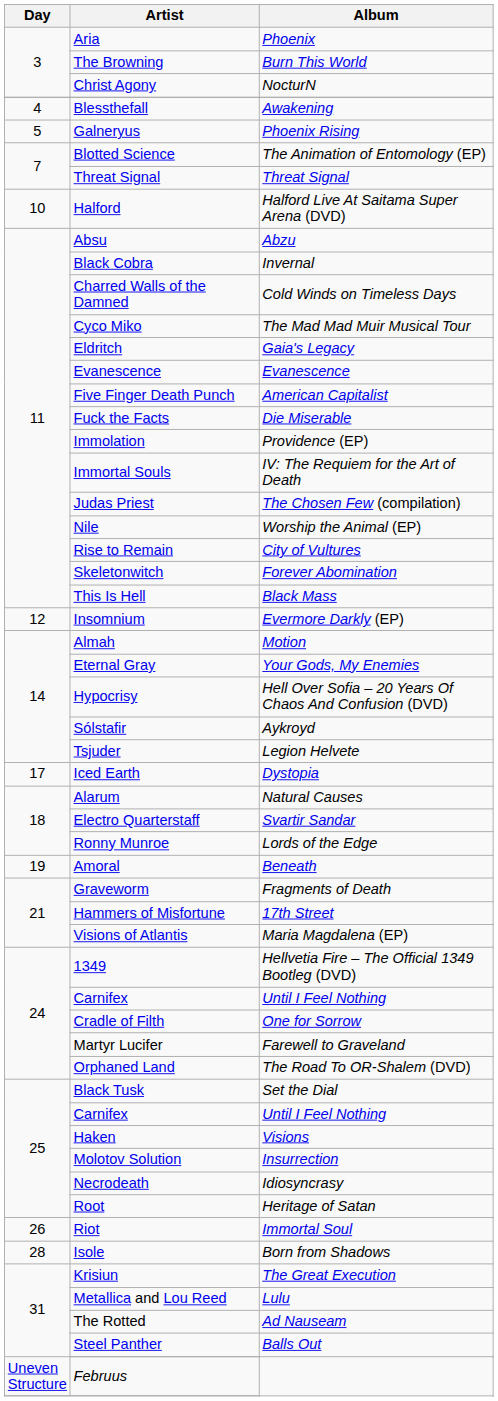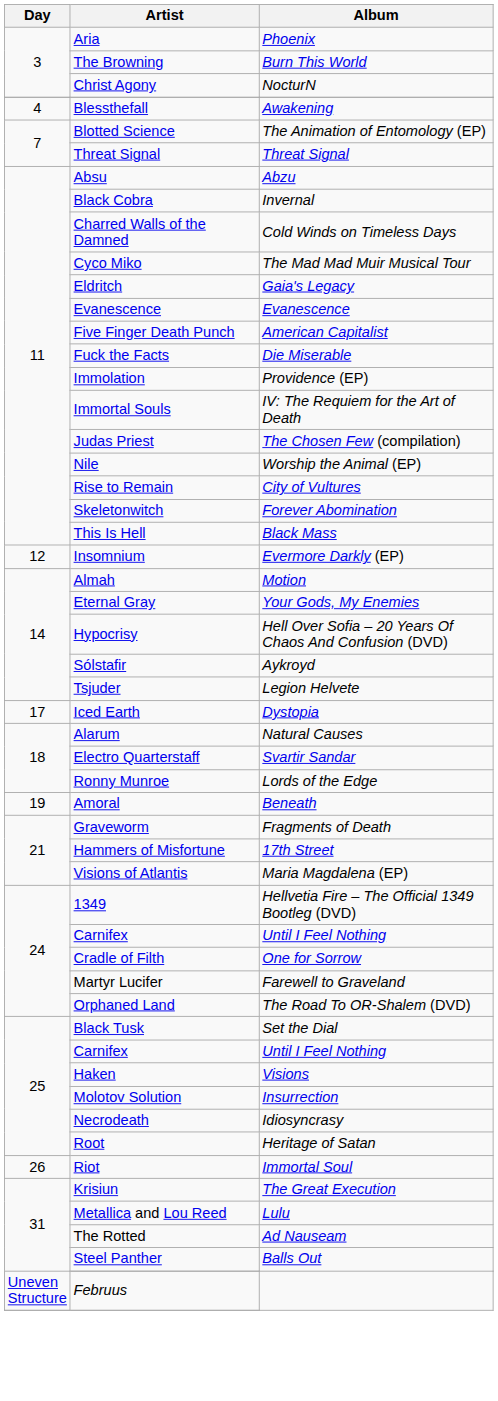- row: (37, 131)
- row: (37, 208)
- row: (37, 1252)
